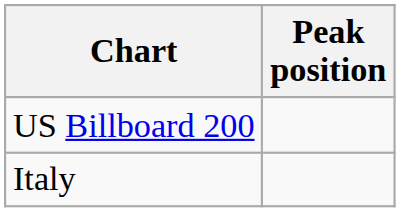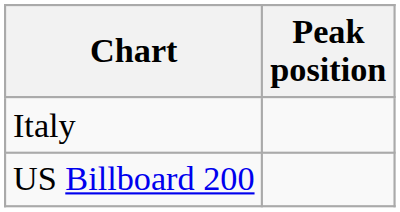rows swapped: (44, 178) <-> (134, 124)
